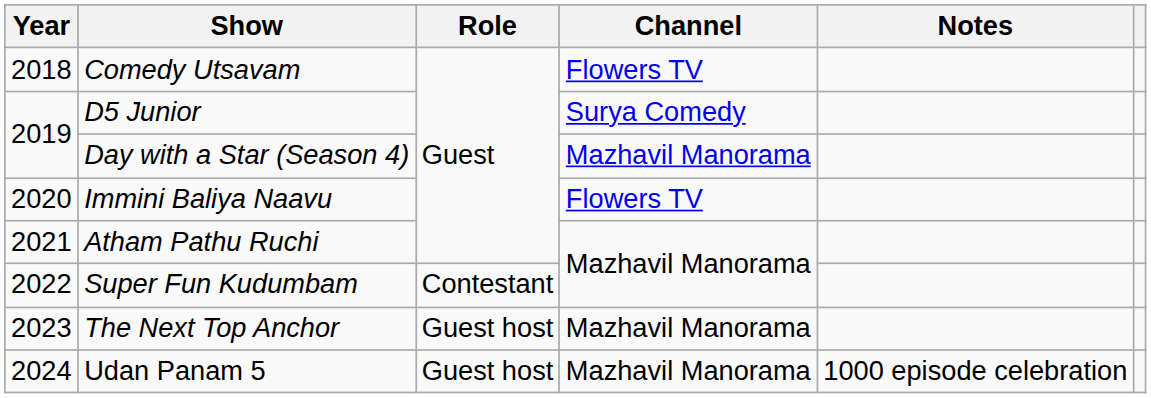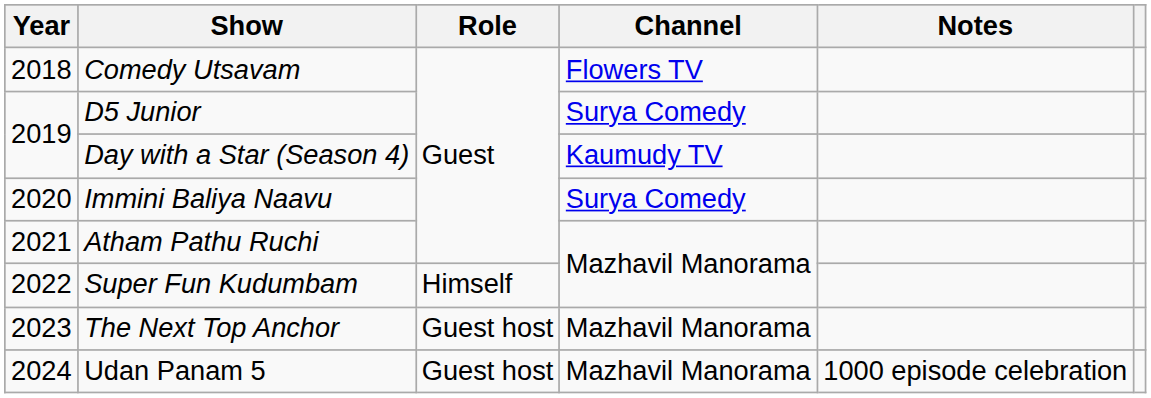(688, 155) Mazhavil Manorama -> (644, 155) Kaumudy TV
(634, 198) Flowers TV -> (656, 198) Surya Comedy
(488, 284) Contestant -> (467, 284) Himself
